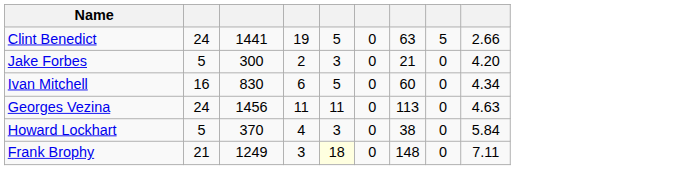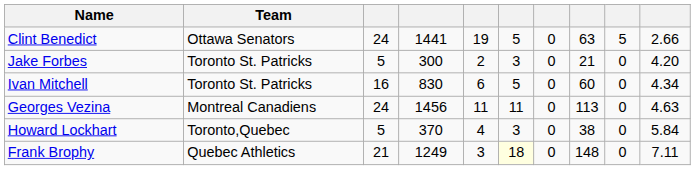+ column: (274, 15)
